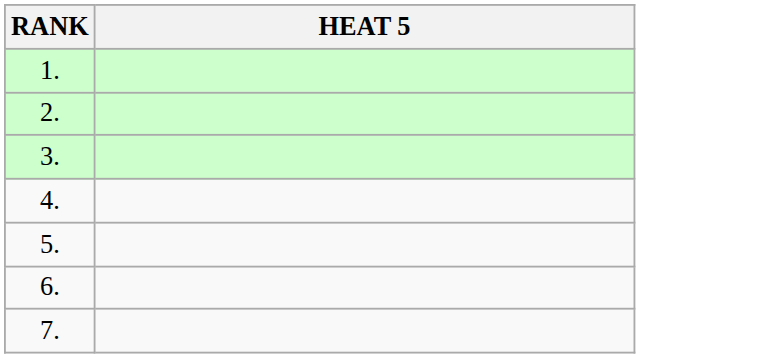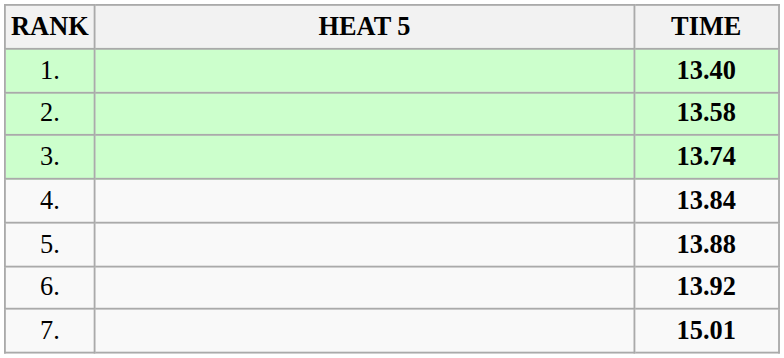+ column: (706, 26)
